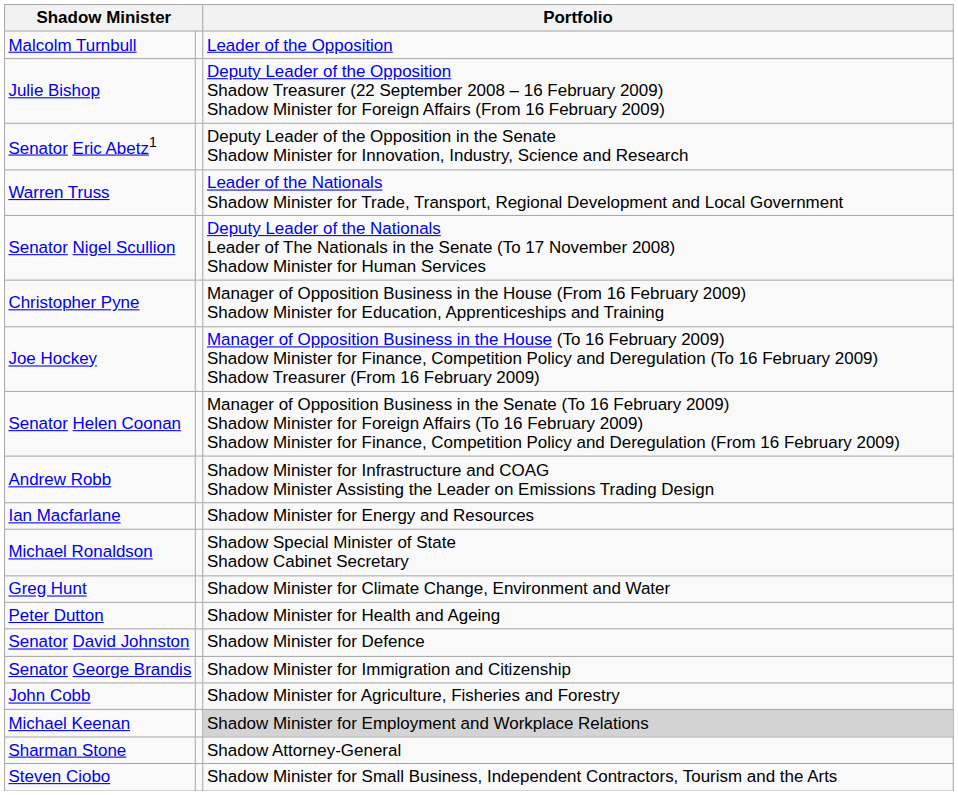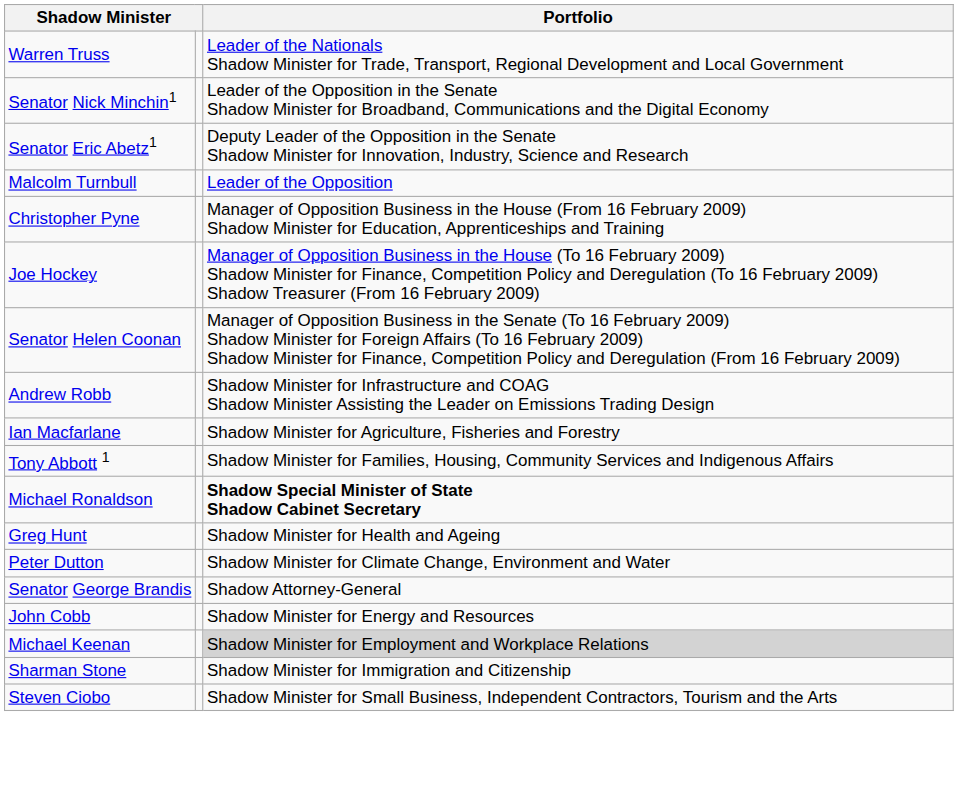rows swapped: (73, 44) <-> (59, 192)
- row: (54, 90)
+ row: (93, 100)
- row: (92, 247)
(371, 515) Shadow Minister for Energy and Resources -> (413, 431) Shadow Minister for Agriculture, Fisheries and Forestry
+ row: (59, 460)
(331, 552) normal -> (340, 499) bold
(439, 588) Shadow Minister for Climate Change, Environment and Water -> (354, 536) Shadow Minister for Health and Ageing
(354, 615) Shadow Minister for Health and Ageing -> (439, 563) Shadow Minister for Climate Change, Environment and Water
- row: (99, 642)
(389, 669) Shadow Minister for Immigration and Citizenship -> (304, 589) Shadow Attorney-General
(413, 696) Shadow Minister for Agriculture, Fisheries and Forestry -> (371, 616) Shadow Minister for Energy and Resources
(304, 750) Shadow Attorney-General -> (389, 670) Shadow Minister for Immigration and Citizenship
